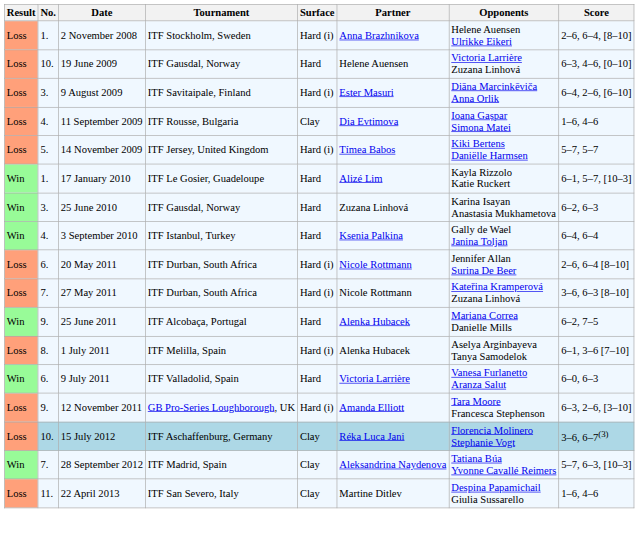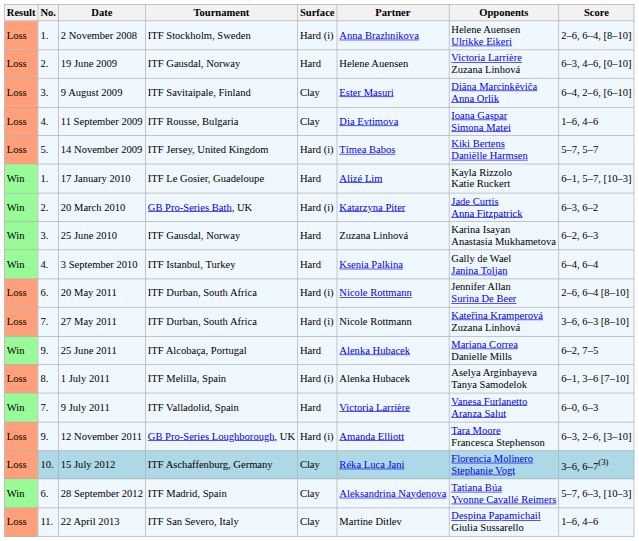(47, 64) 10. -> (44, 64) 2.
(317, 92) Hard (i) -> (310, 92) Clay
+ row: (93, 207)
(44, 379) 6. -> (44, 407) 7.
(44, 464) 7. -> (44, 493) 6.
